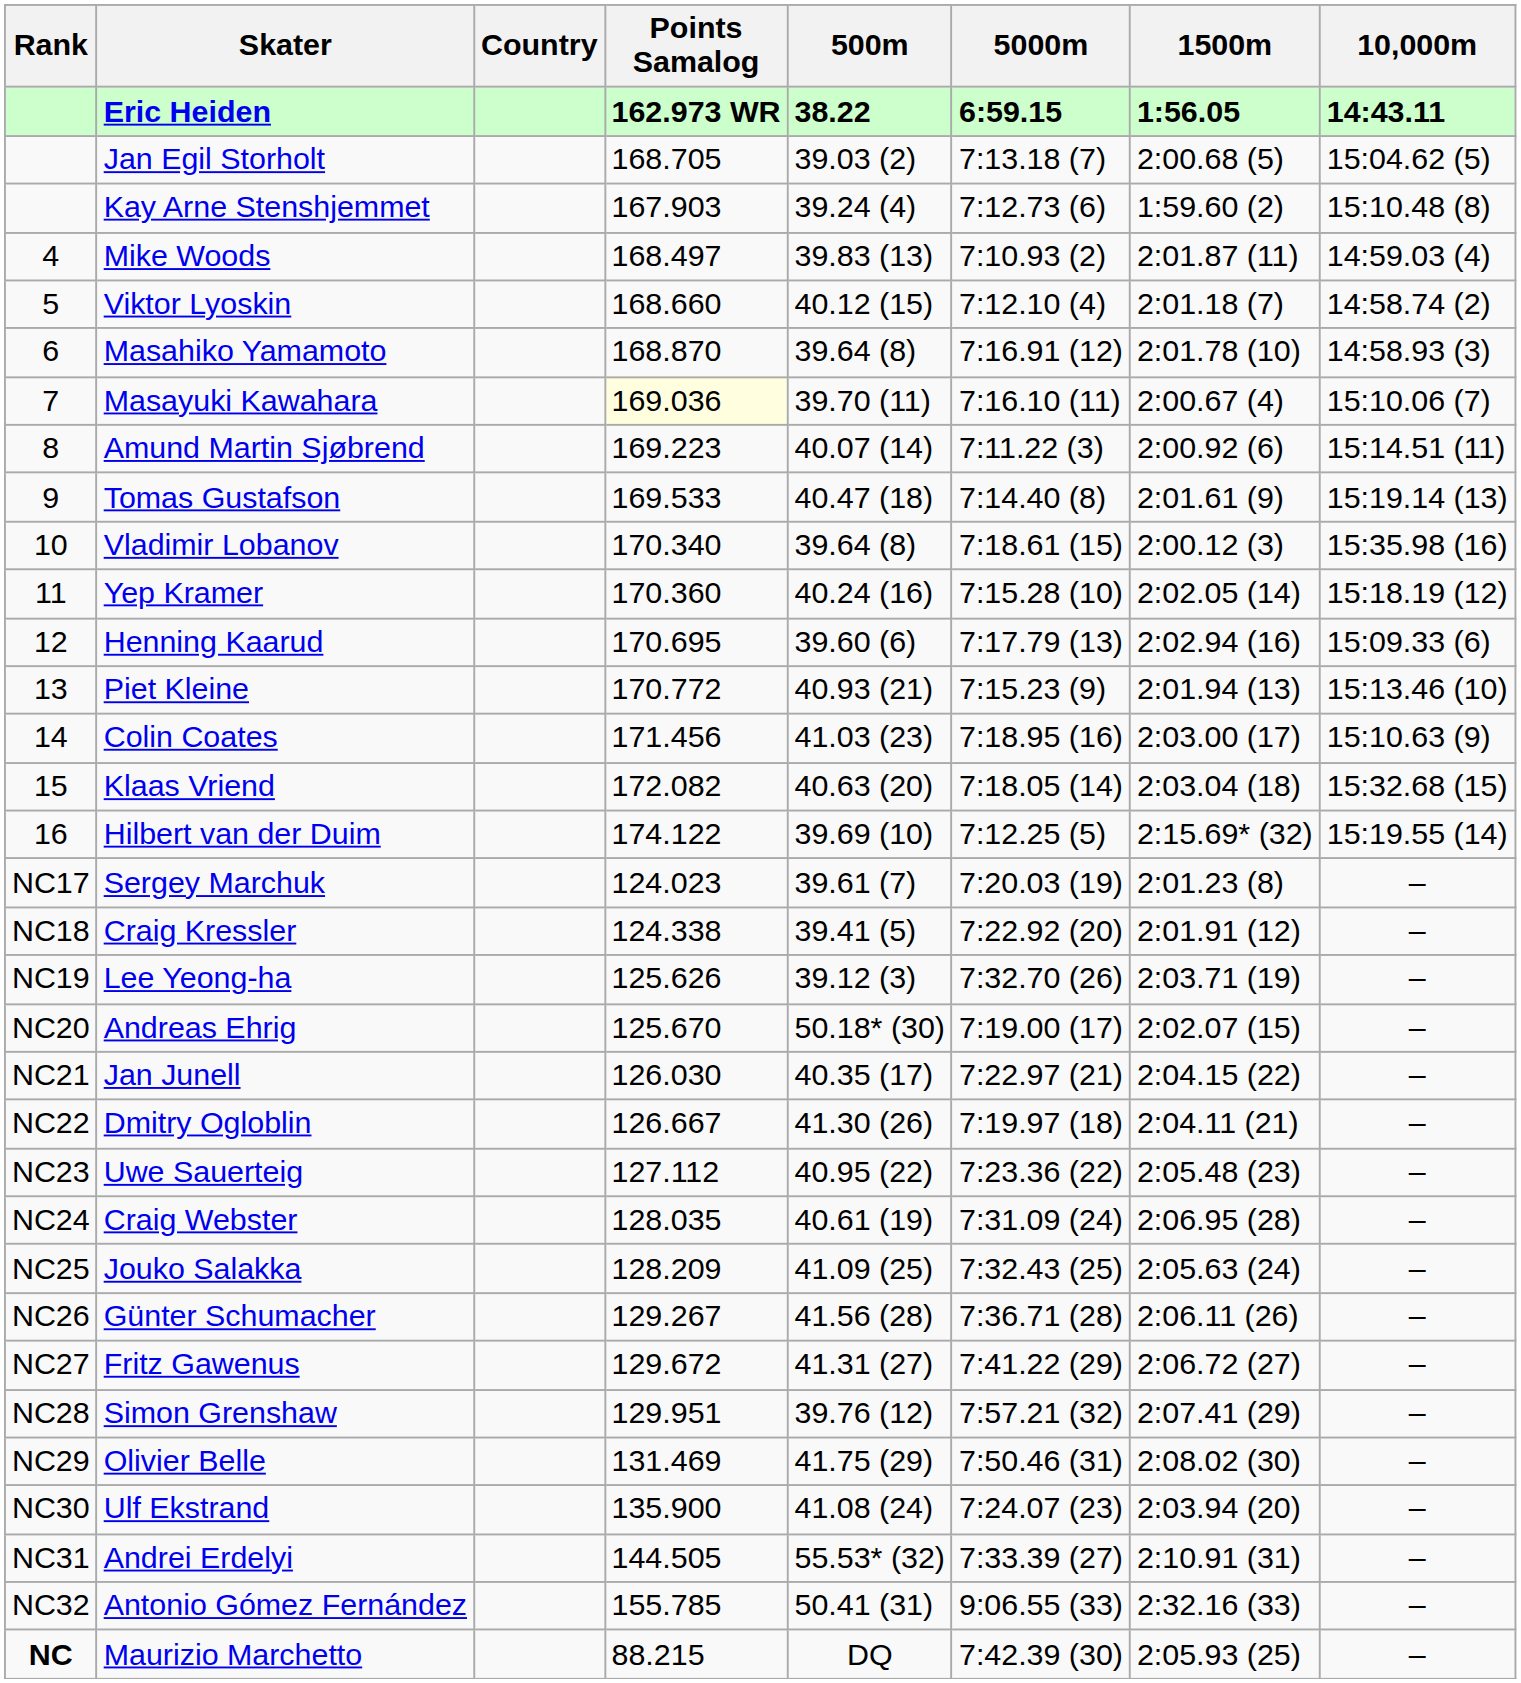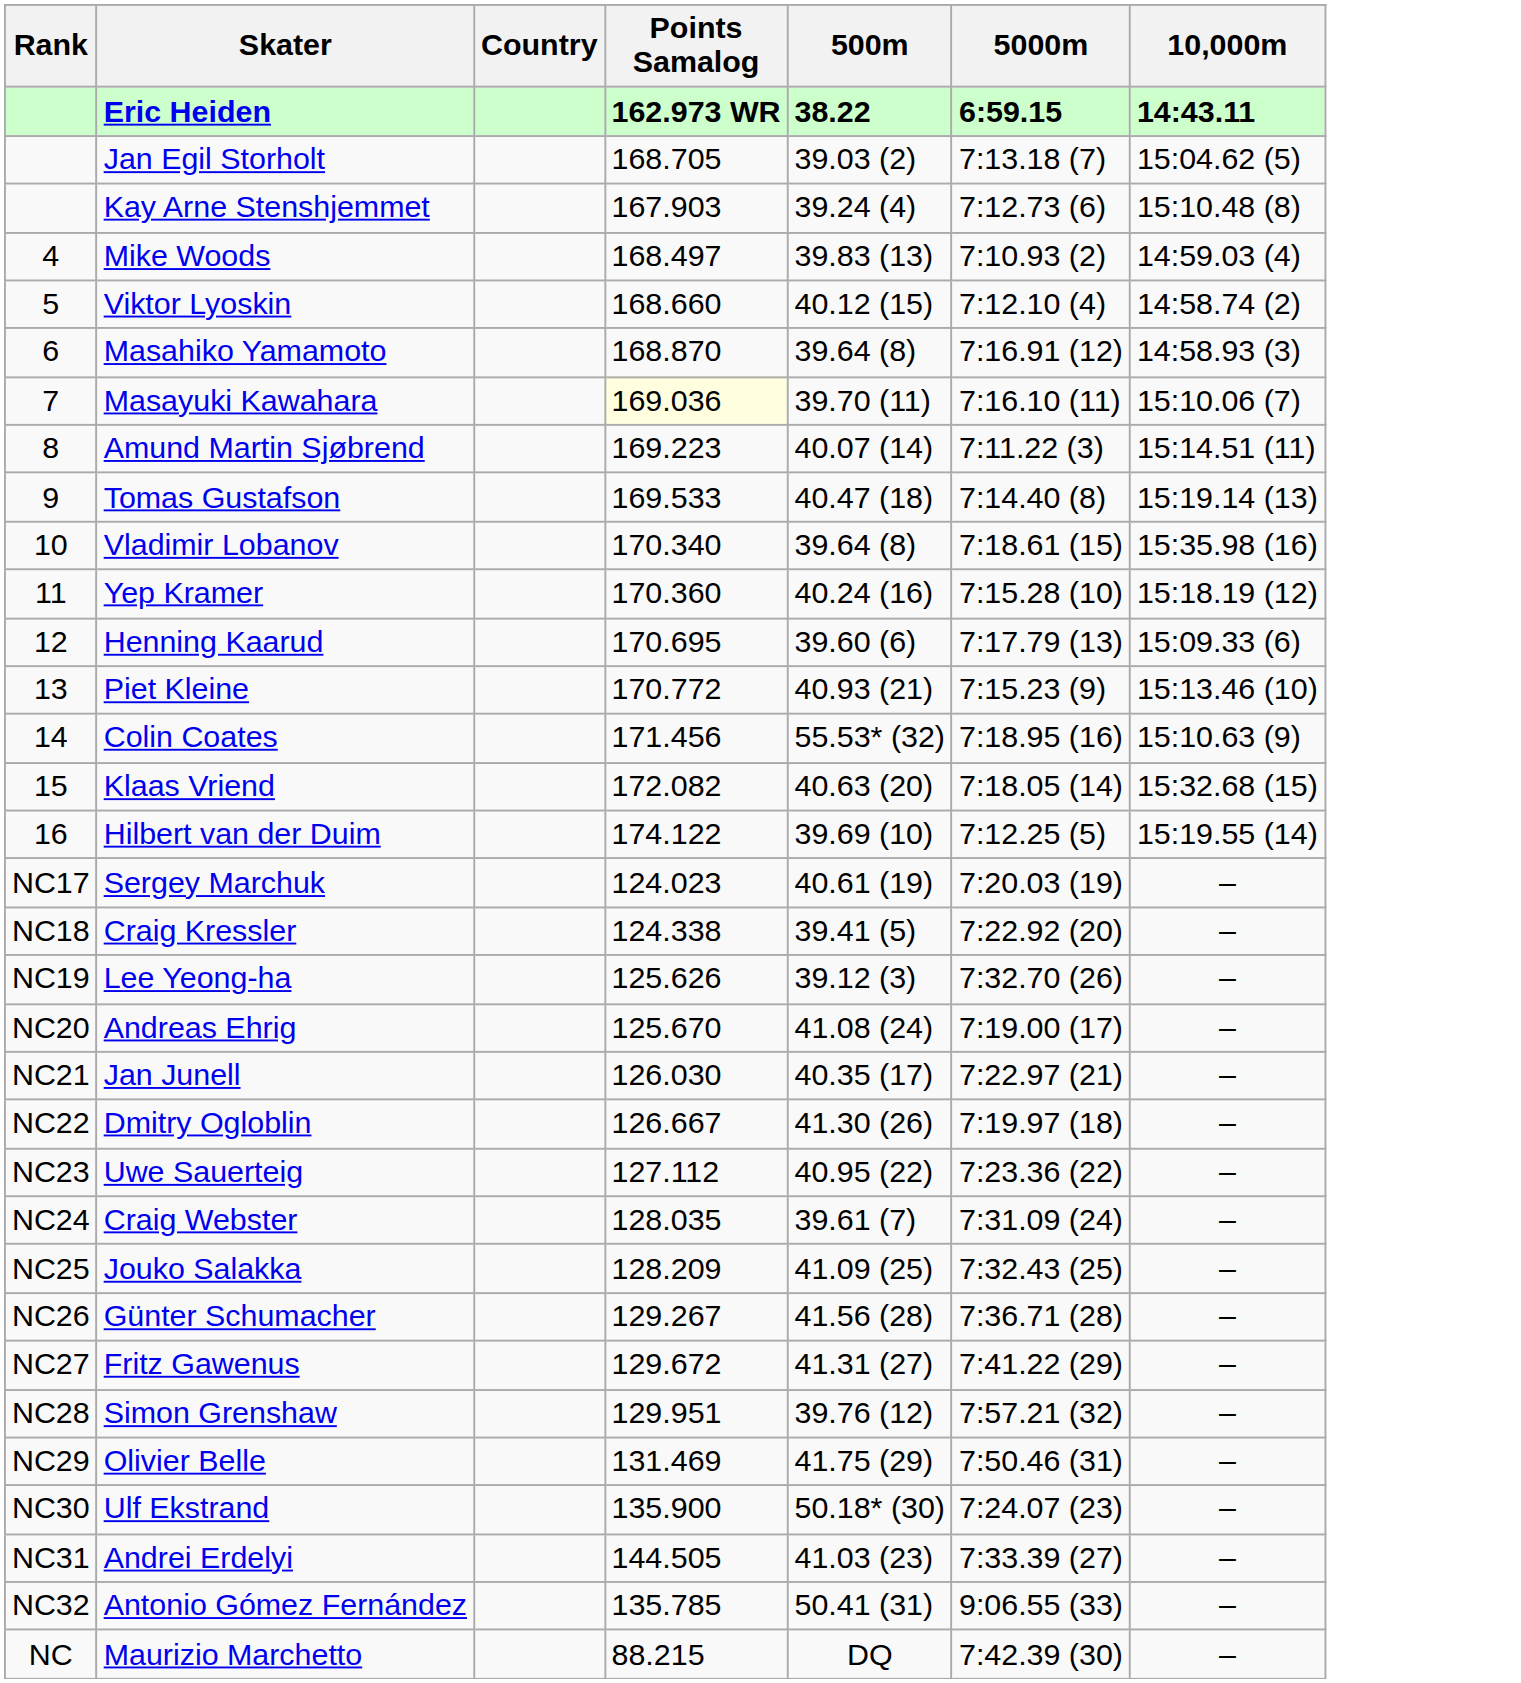- column: (1225, 45)
(864, 737) 41.03 (23) -> (870, 737) 55.53* (32)
(855, 882) 39.61 (7) -> (864, 882) 40.61 (19)
(870, 1027) 50.18* (30) -> (864, 1027) 41.08 (24)
(864, 1219) 40.61 (19) -> (855, 1219) 39.61 (7)
(864, 1509) 41.08 (24) -> (870, 1509) 50.18* (30)
(870, 1557) 55.53* (32) -> (864, 1557) 41.03 (23)
(667, 1605) 155.785 -> (667, 1605) 135.785
(51, 1653) bold -> (51, 1653) normal
